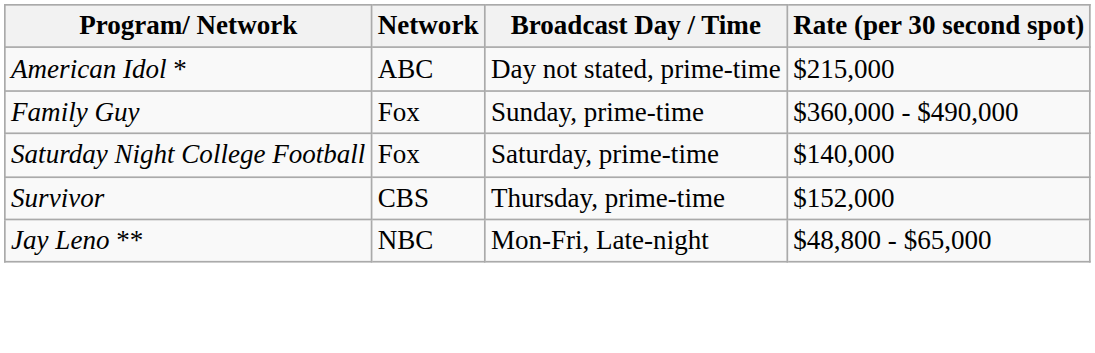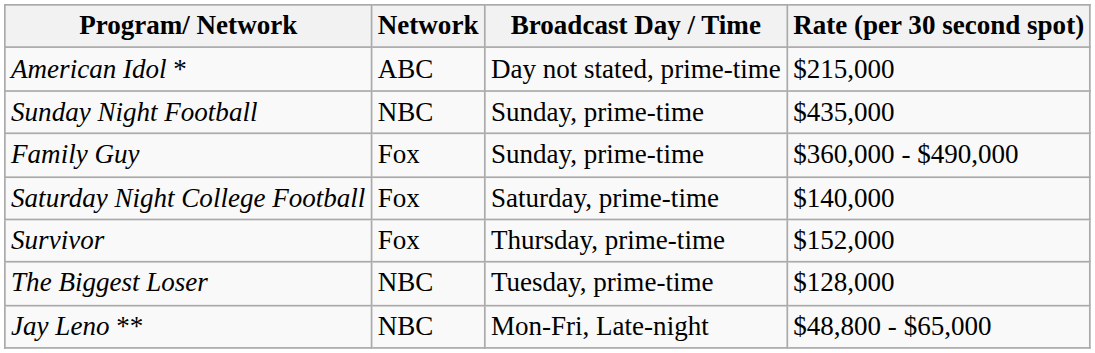+ row: (134, 111)
(403, 197) CBS -> (399, 240) Fox
+ row: (109, 283)
